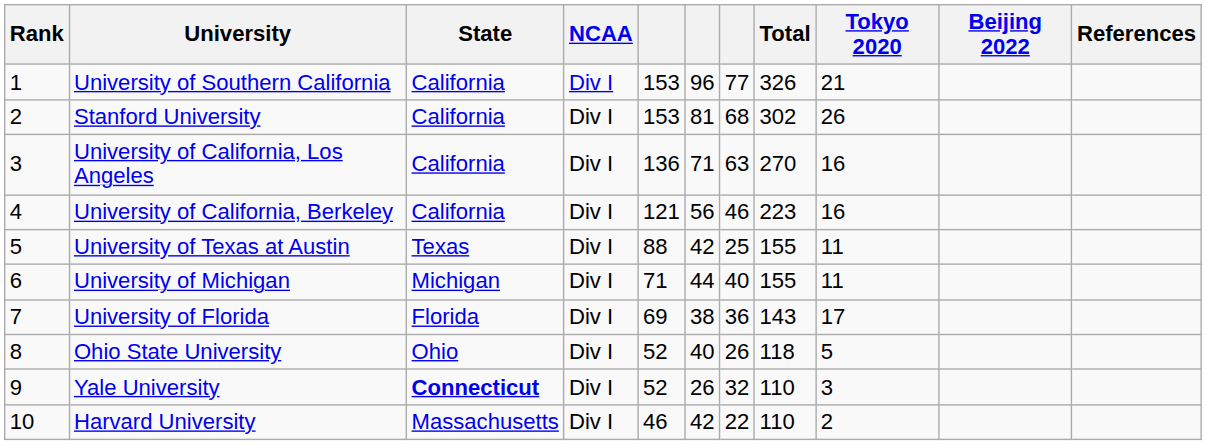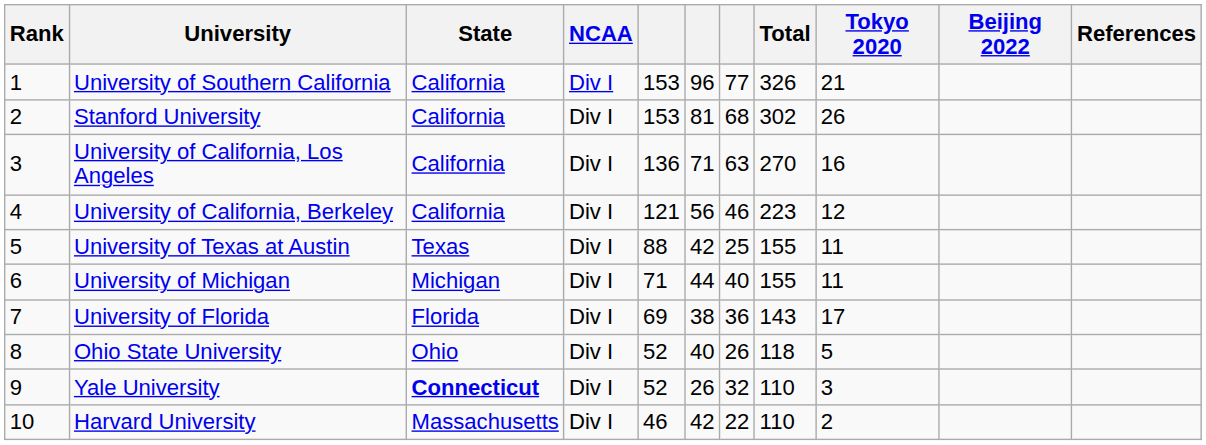(833, 211) 16 -> (833, 211) 12
